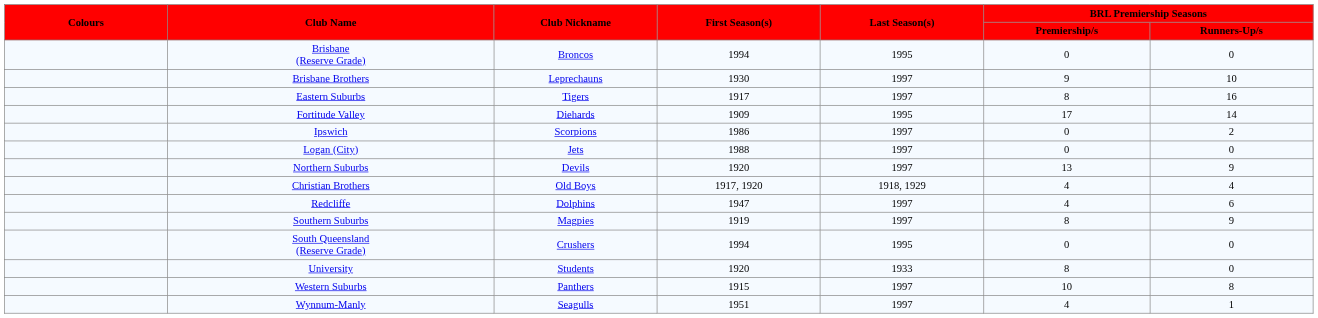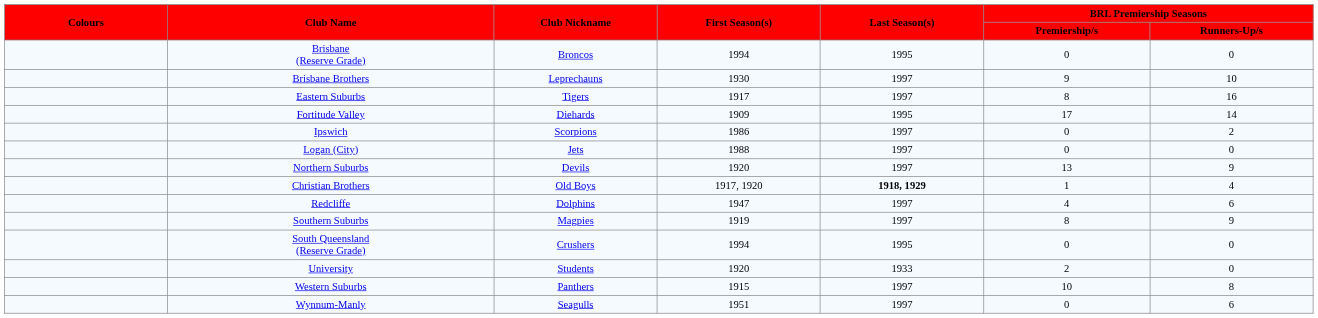(902, 185) normal -> (902, 185) bold
(1067, 185) 4 -> (1067, 185) 1
(1067, 268) 8 -> (1067, 268) 2
(1067, 304) 4 -> (1067, 304) 0
(1231, 304) 1 -> (1231, 304) 6
